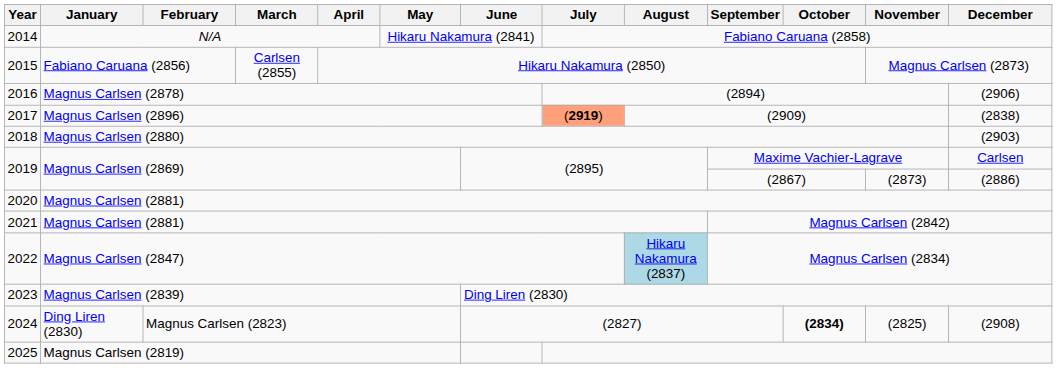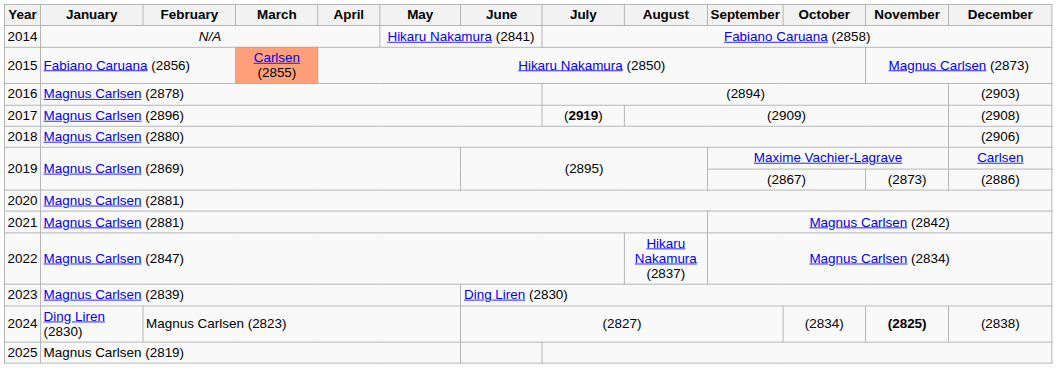(277, 65) no background -> (277, 65) lightsalmon background
(1000, 94) (2906) -> (1000, 94) (2903)
(583, 115) lightsalmon background -> (583, 115) no background
(1000, 115) (2838) -> (1000, 115) (2908)
(1000, 136) (2903) -> (1000, 136) (2906)
(666, 258) lightblue background -> (666, 258) no background
(824, 323) bold -> (824, 323) normal
(907, 323) normal -> (907, 323) bold
(1000, 323) (2908) -> (1000, 323) (2838)
